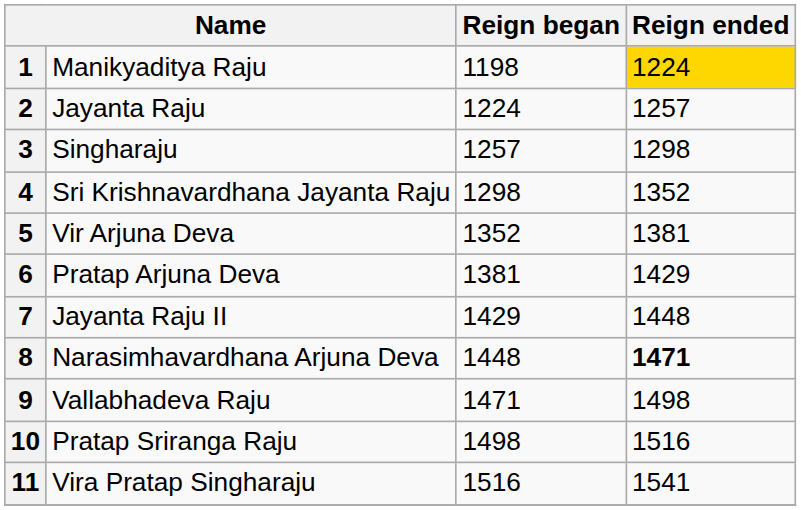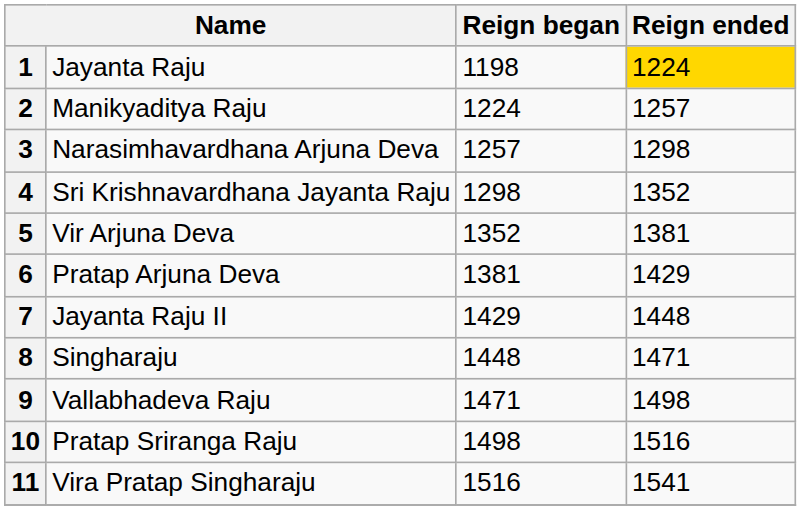(159, 66) Manikyaditya Raju -> (129, 66) Jayanta Raju
(129, 108) Jayanta Raju -> (159, 108) Manikyaditya Raju
(115, 150) Singharaju -> (245, 150) Narasimhavardhana Arjuna Deva
(245, 358) Narasimhavardhana Arjuna Deva -> (115, 358) Singharaju
(661, 358) bold -> (661, 358) normal
